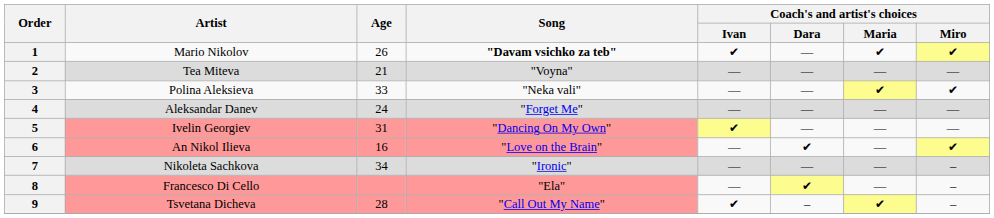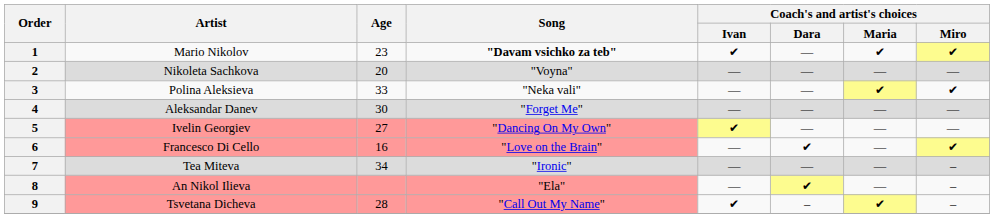(381, 52) 26 -> (381, 52) 23
(211, 71) Tea Miteva -> (211, 71) Nikoleta Sachkova
(381, 71) 21 -> (381, 71) 20
(381, 109) 24 -> (381, 109) 30
(381, 128) 31 -> (381, 128) 27
(211, 147) An Nikol Ilieva -> (211, 147) Francesco Di Cello
(211, 166) Nikoleta Sachkova -> (211, 166) Tea Miteva
(211, 185) Francesco Di Cello -> (211, 185) An Nikol Ilieva
